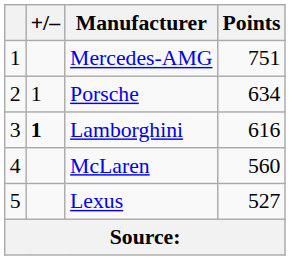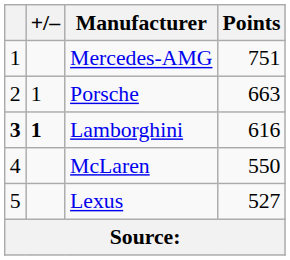(264, 94) 634 -> (264, 94) 663
(15, 130) normal -> (15, 130) bold
(264, 165) 560 -> (264, 165) 550
